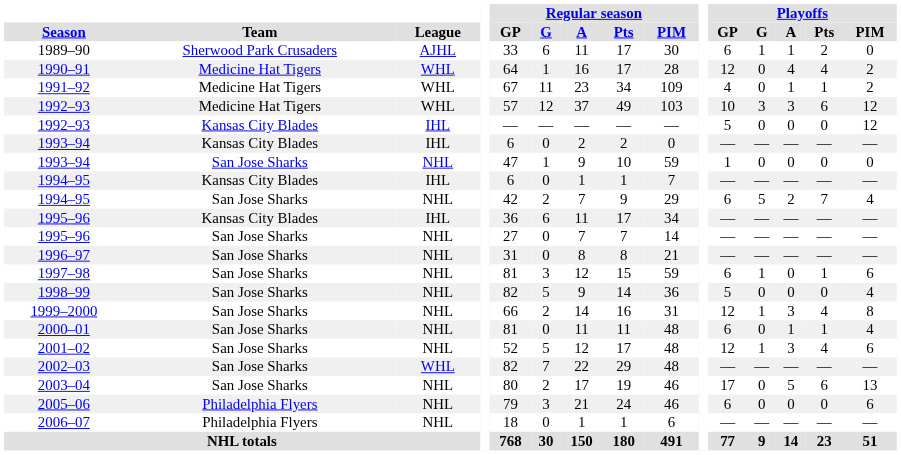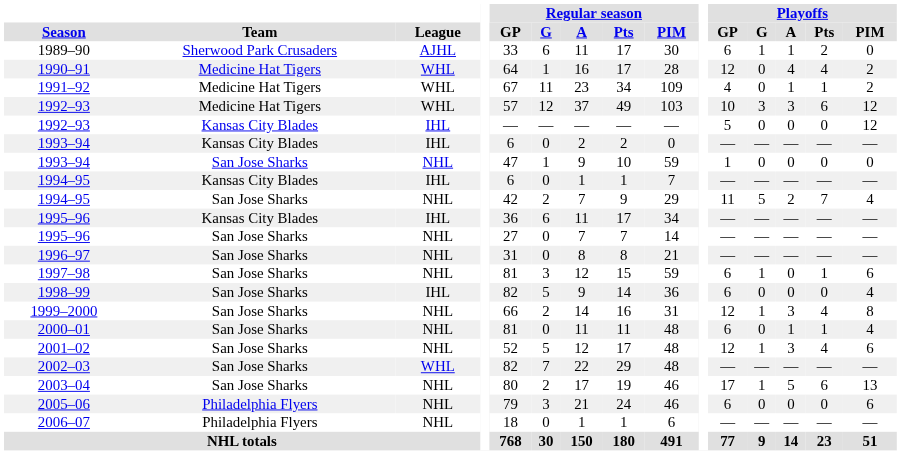(728, 199) 6 -> (728, 199) 11
(438, 292) NHL -> (438, 292) IHL
(728, 292) 5 -> (728, 292) 6
(762, 385) 0 -> (762, 385) 1
